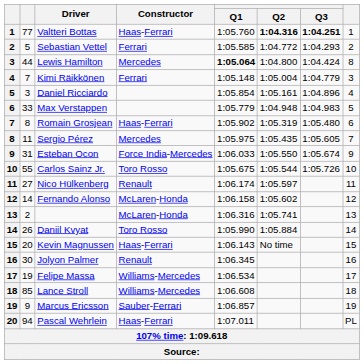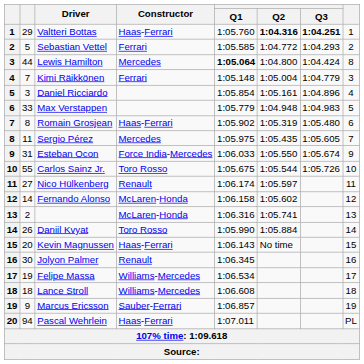(27, 31) 77 -> (27, 31) 29
(27, 290) 85 -> (27, 290) 18
